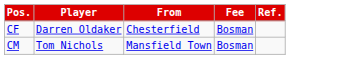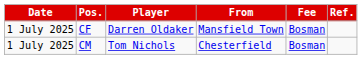+ column: (40, 13)
(163, 29) Chesterfield -> (241, 29) Mansfield Town
(169, 46) Mansfield Town -> (235, 46) Chesterfield
